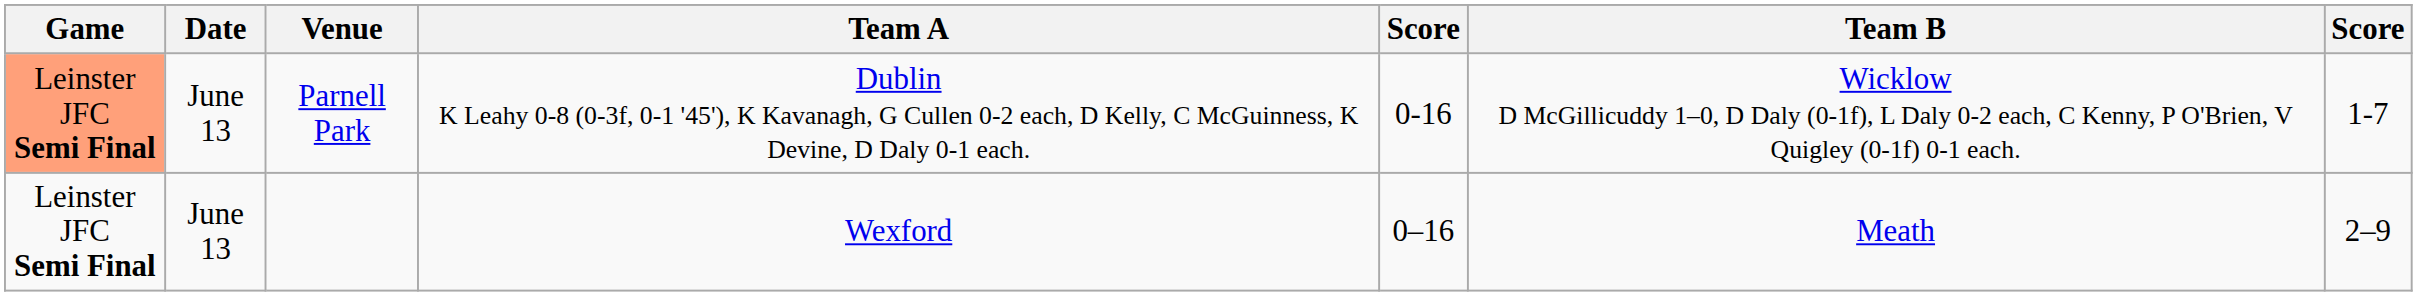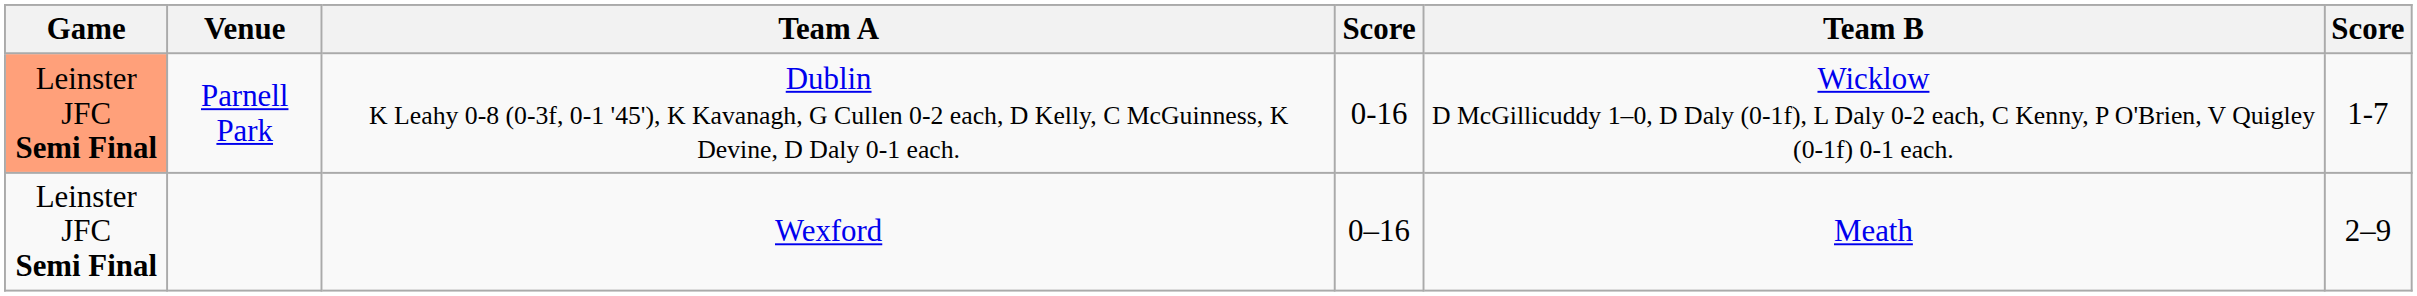- column: (216, 28)
